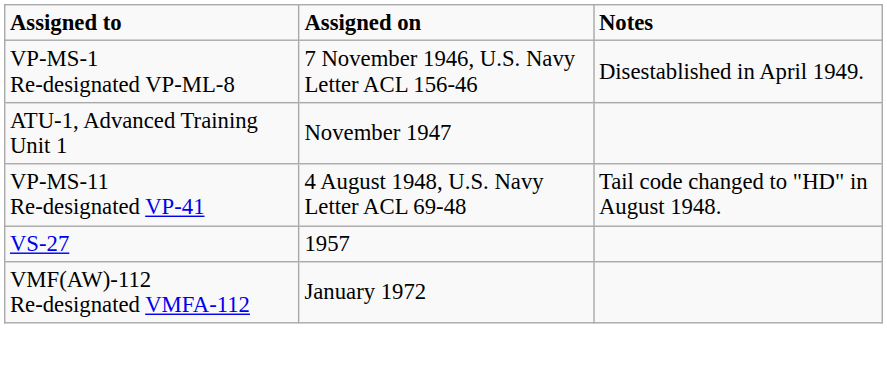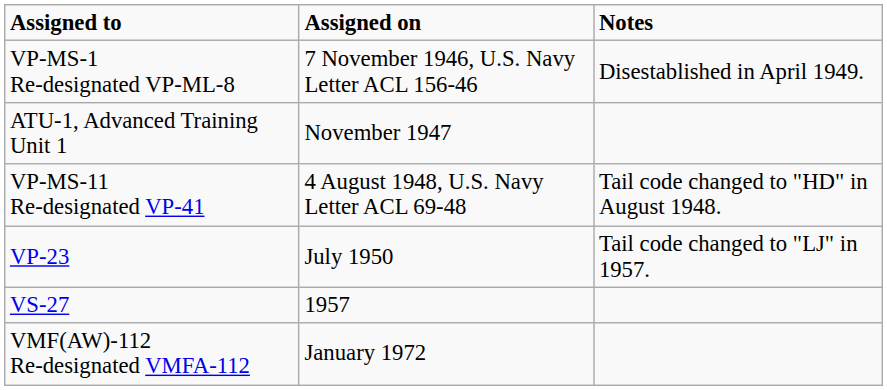+ row: (40, 256)
